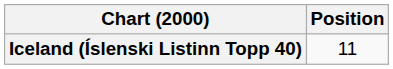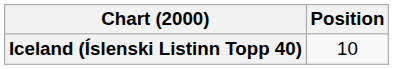(347, 49) 11 -> (347, 49) 10
